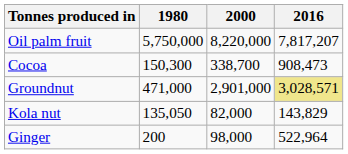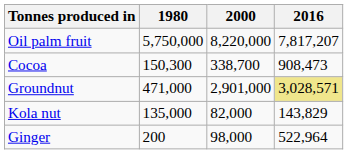(167, 112) 135,050 -> (167, 112) 135,000
